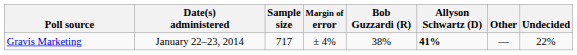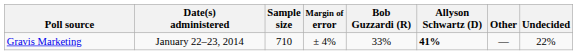(284, 41) 717 -> (284, 41) 710
(381, 41) 38% -> (381, 41) 33%
